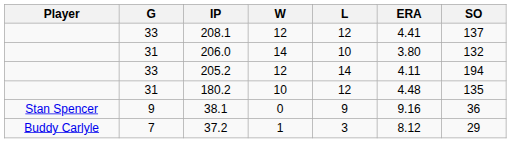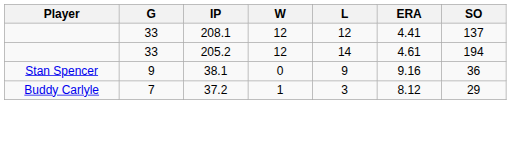- row: (216, 52)
(409, 71) 4.11 -> (409, 52) 4.61
- row: (216, 90)
